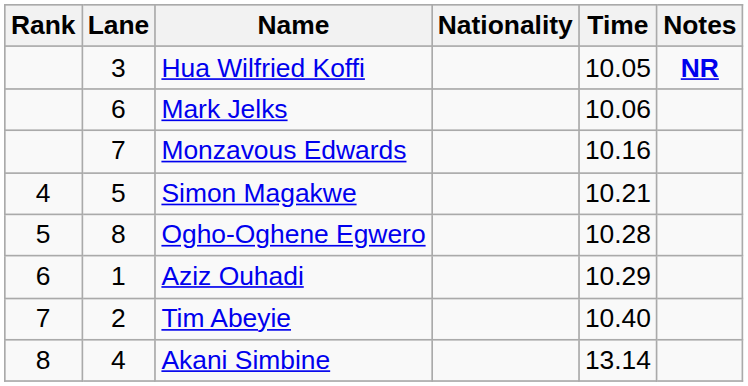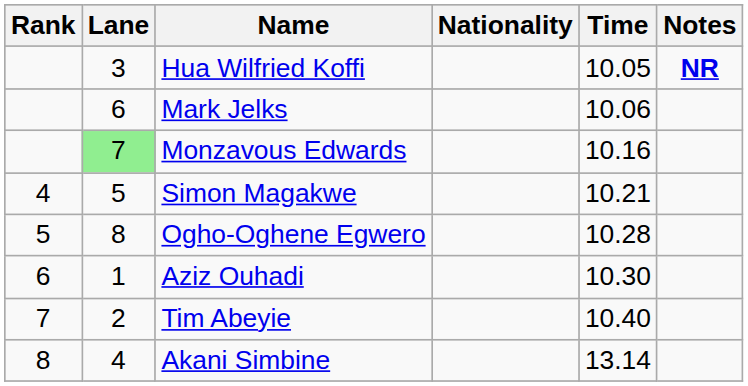(118, 151) no background -> (118, 151) lightgreen background
(618, 276) 10.29 -> (618, 276) 10.30
